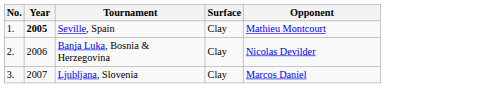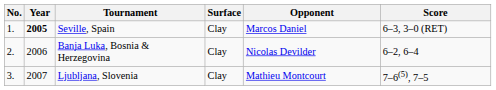+ column: (435, 12)
(286, 28) Mathieu Montcourt -> (276, 28) Marcos Daniel
(276, 74) Marcos Daniel -> (286, 75) Mathieu Montcourt
